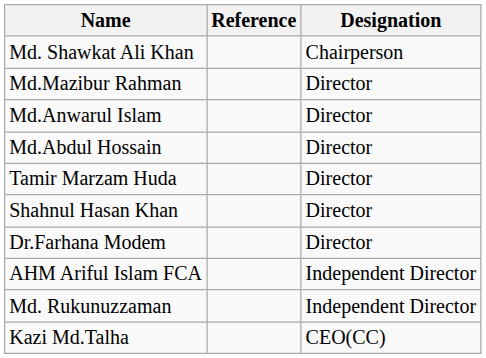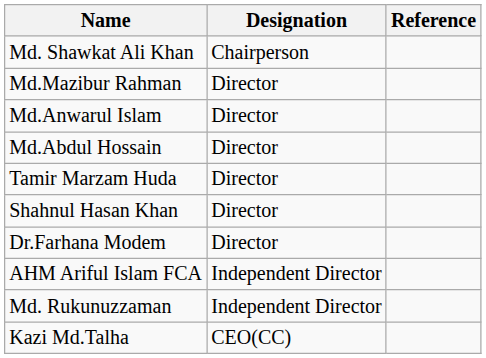columns swapped: (391, 20) <-> (254, 20)
